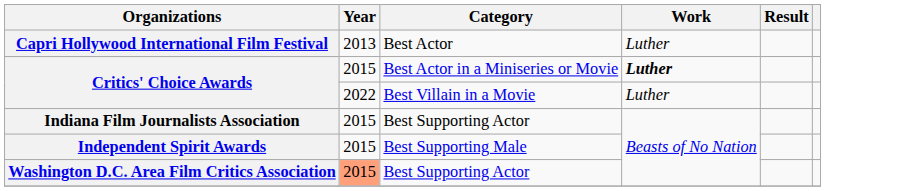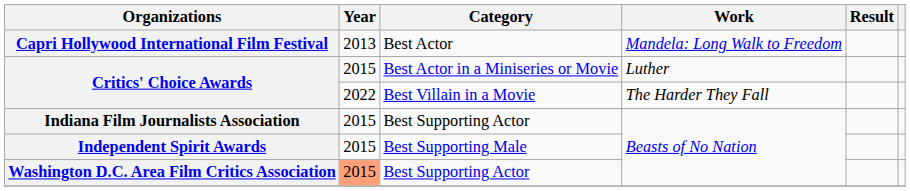(648, 43) Luther -> (734, 43) Mandela: Long Walk to Freedom
(649, 69) bold -> (648, 69) normal
(648, 95) Luther -> (697, 95) The Harder They Fall
